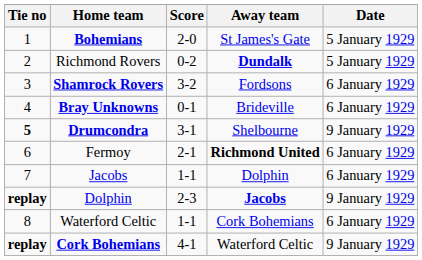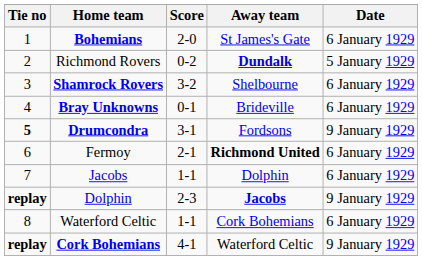(370, 38) 5 January 1929 -> (370, 38) 6 January 1929
(265, 84) Fordsons -> (265, 84) Shelbourne
(265, 130) Shelbourne -> (265, 130) Fordsons
